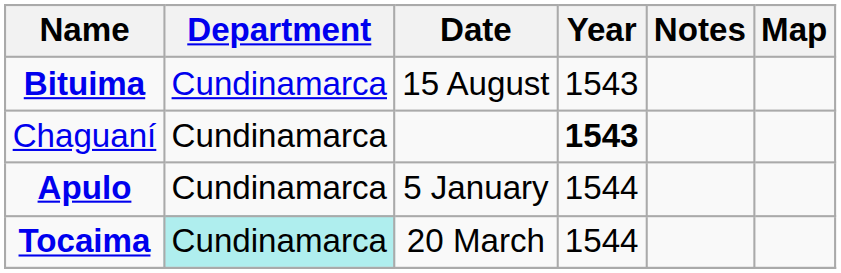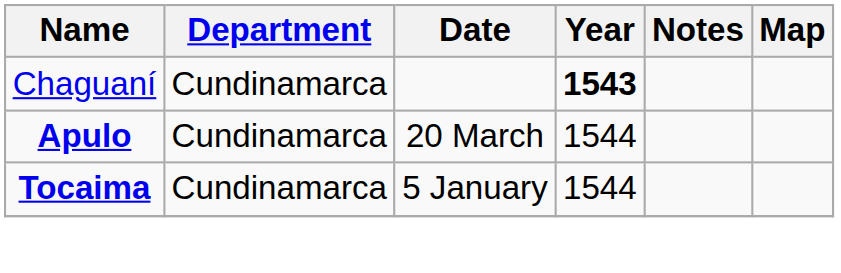- row: (84, 83)
(476, 188) 5 January -> (475, 135) 20 March
(279, 240) paleturquoise background -> (279, 188) no background
(476, 240) 20 March -> (475, 188) 5 January
